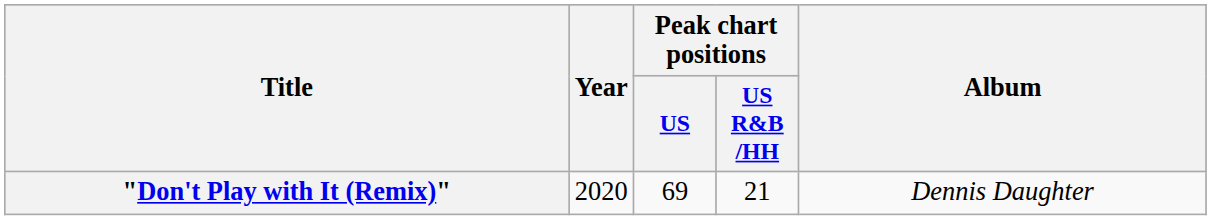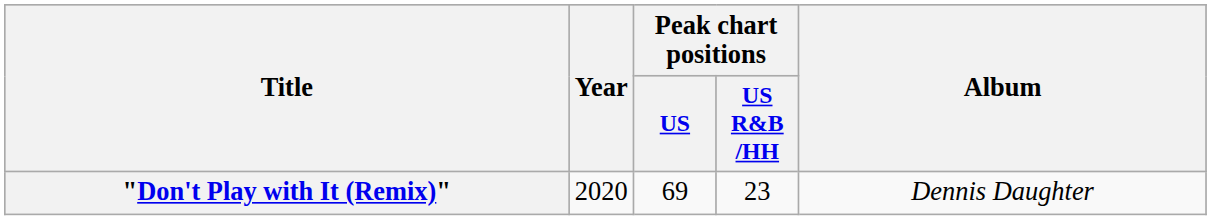(757, 192) 21 -> (757, 192) 23
